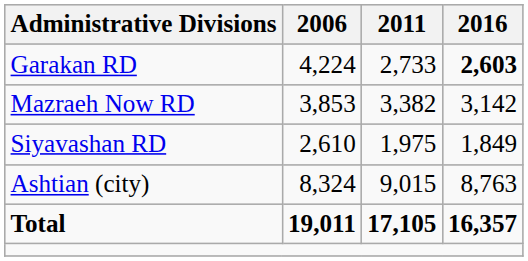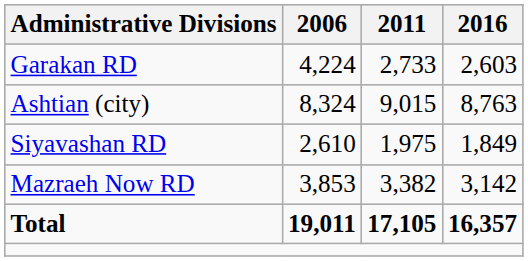(489, 64) bold -> (489, 64) normal
rows swapped: (103, 104) <-> (80, 183)
